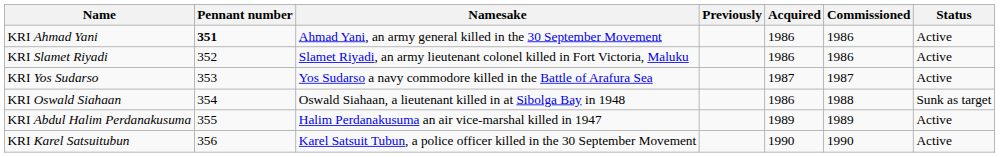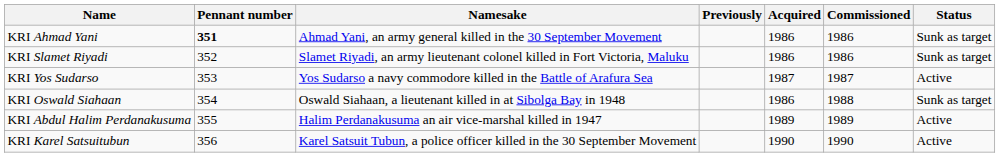(934, 36) Active -> (954, 36) Sunk as target
(934, 57) Active -> (954, 57) Sunk as target
